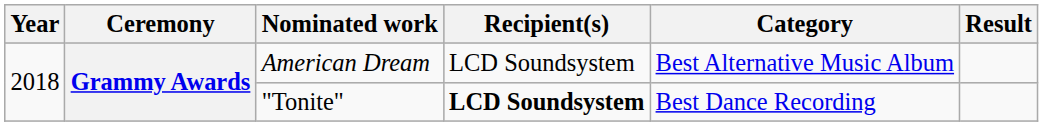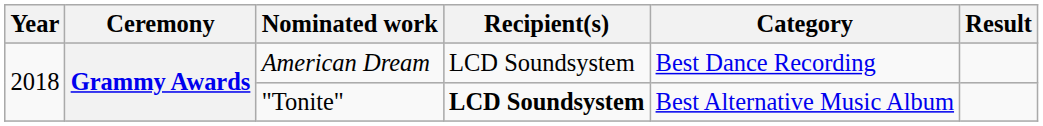(805, 62) Best Alternative Music Album -> (766, 62) Best Dance Recording
(766, 101) Best Dance Recording -> (805, 101) Best Alternative Music Album
